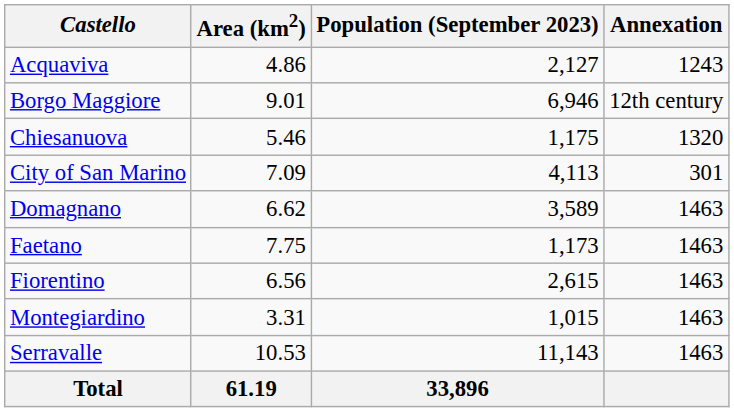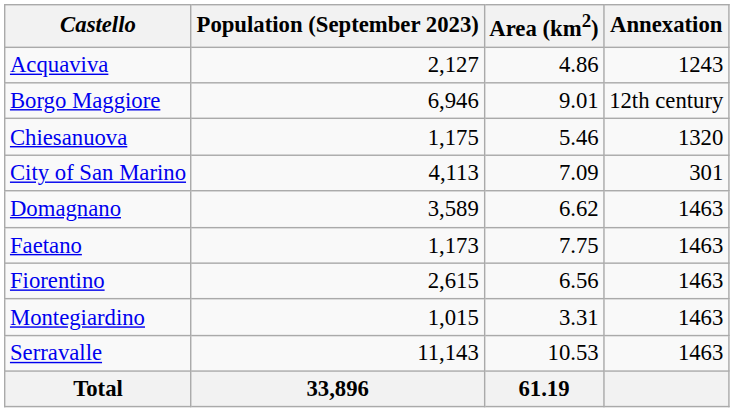columns swapped: (251, 25) <-> (458, 25)
